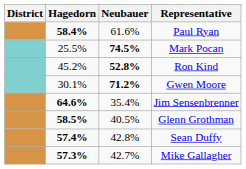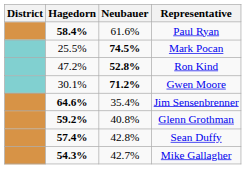(72, 66) 45.2% -> (72, 66) 47.2%
(72, 119) 58.5% -> (72, 119) 59.2%
(125, 119) 40.5% -> (125, 119) 40.8%
(72, 155) 57.3% -> (72, 155) 54.3%
